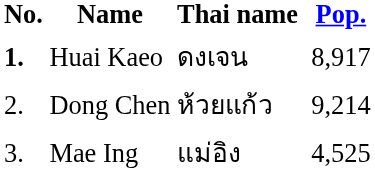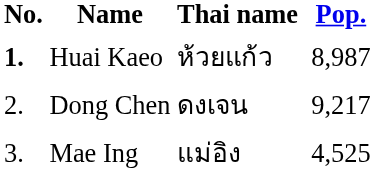(212, 57) ดงเจน -> (225, 57) ห้วยแก้ว
(341, 56) 8,917 -> (341, 56) 8,987
(225, 105) ห้วยแก้ว -> (212, 105) ดงเจน
(341, 104) 9,214 -> (341, 104) 9,217
